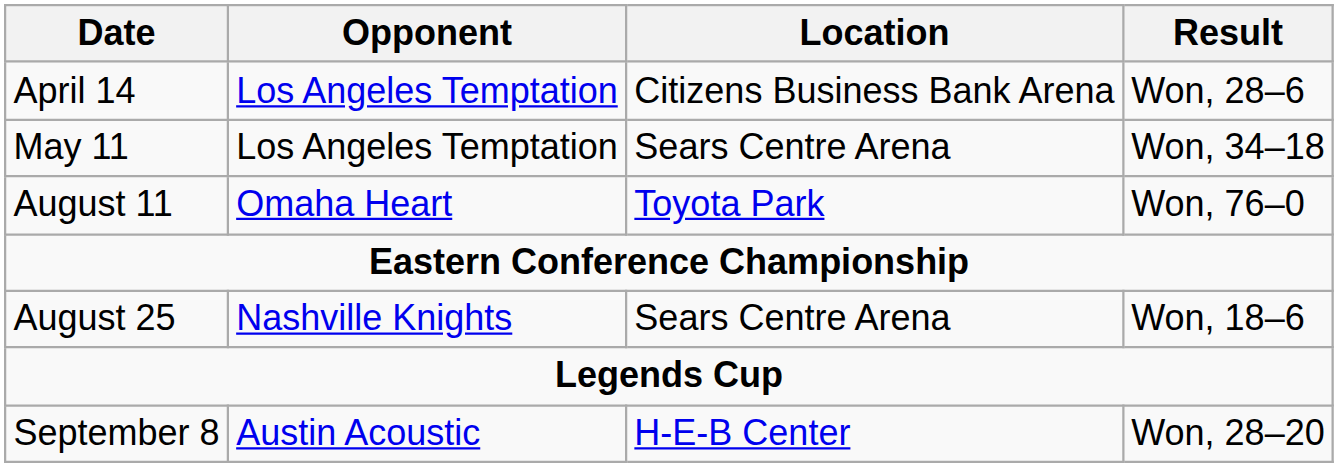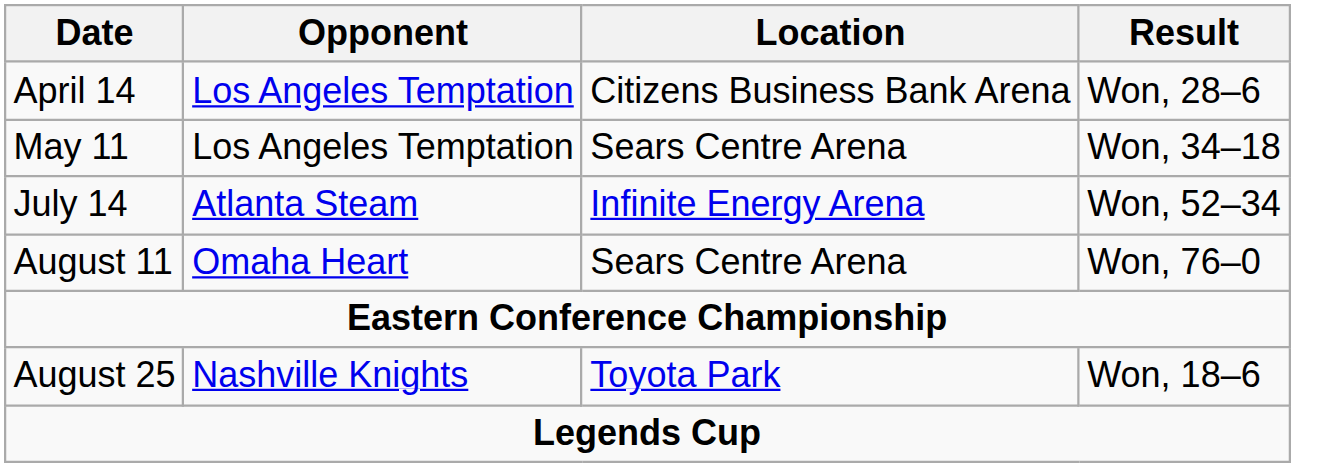+ row: (70, 204)
(729, 204) Toyota Park -> (748, 261) Sears Centre Arena
(792, 318) Sears Centre Arena -> (685, 375) Toyota Park
- row: (116, 432)
